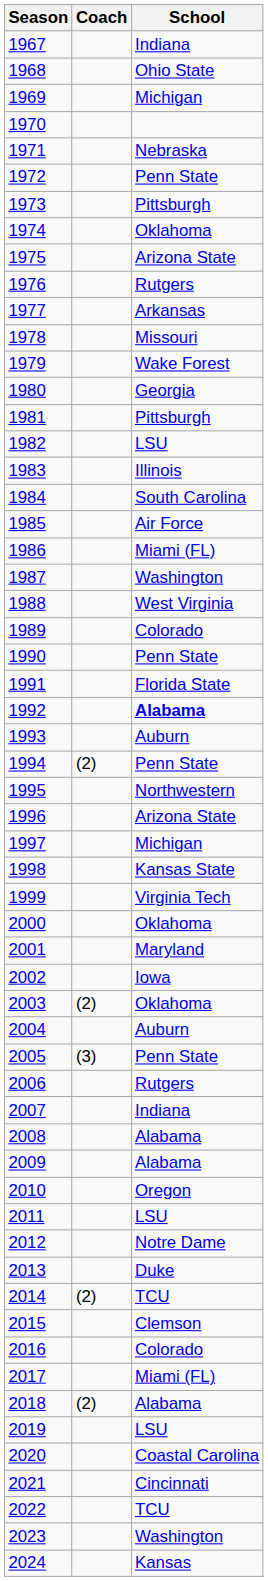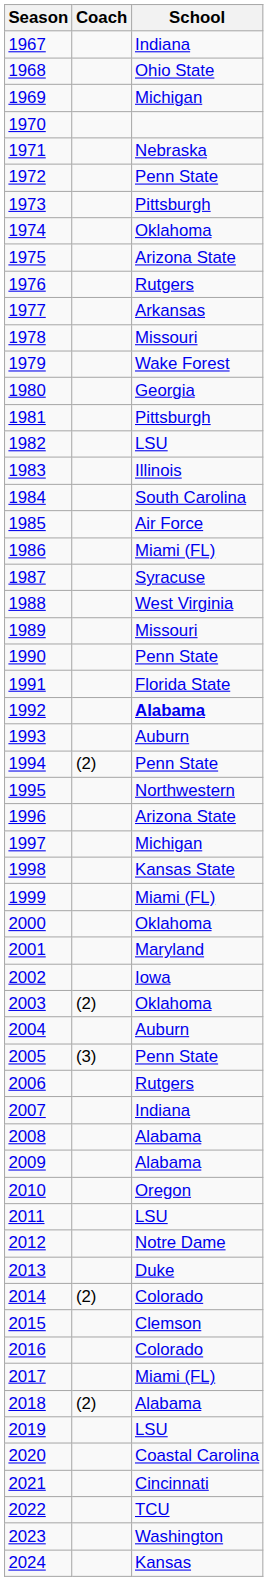(179, 577) Washington -> (170, 577) Syracuse
(169, 630) Colorado -> (166, 630) Missouri
(183, 897) Virginia Tech -> (175, 897) Miami (FL)
(152, 1296) TCU -> (169, 1296) Colorado
